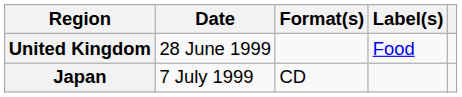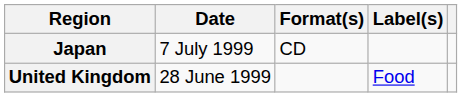rows swapped: (80, 48) <-> (80, 77)
